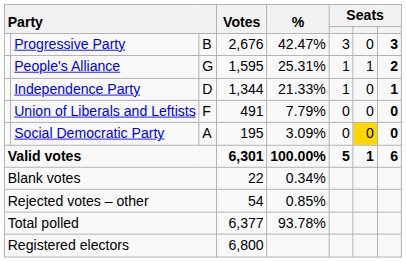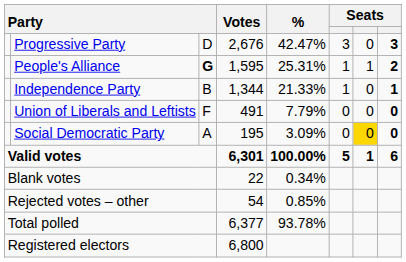(207, 44) B -> (207, 44) D
(208, 66) normal -> (208, 66) bold
(207, 89) D -> (207, 89) B
